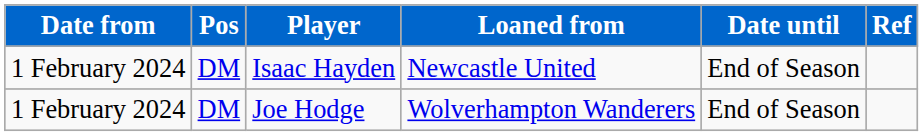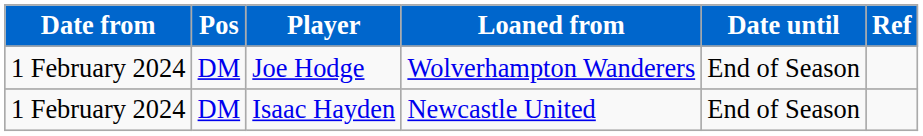rows swapped: (324, 67) <-> (308, 109)
